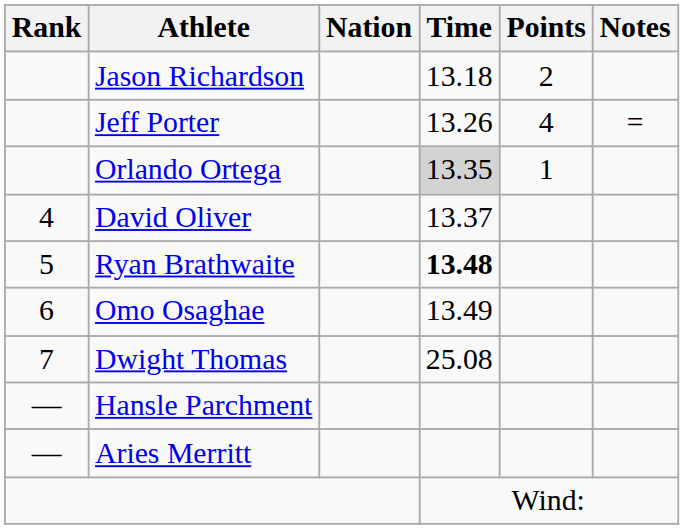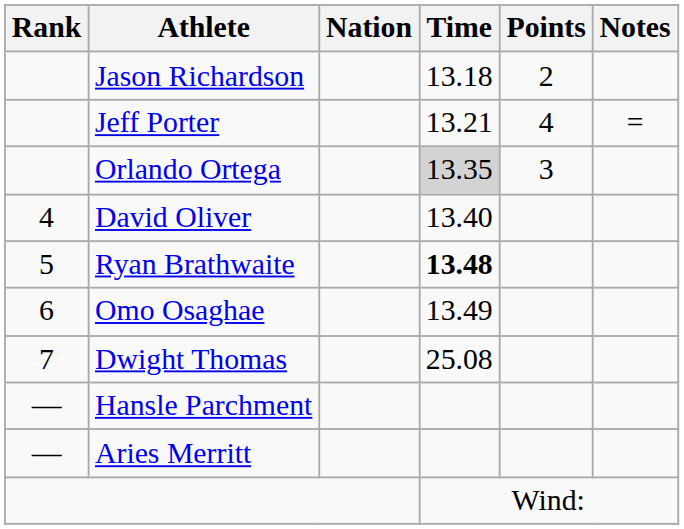(459, 122) 13.26 -> (459, 122) 13.21
(546, 169) 1 -> (546, 169) 3
(459, 216) 13.37 -> (459, 216) 13.40
